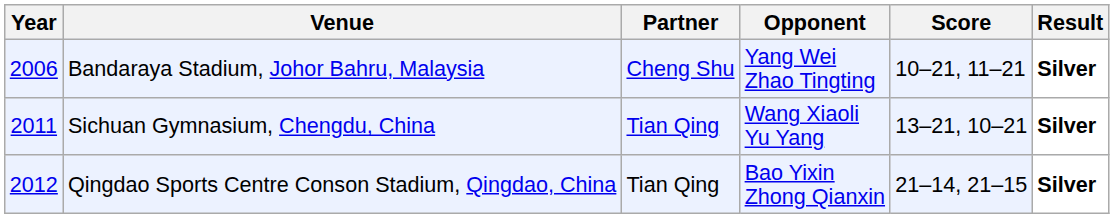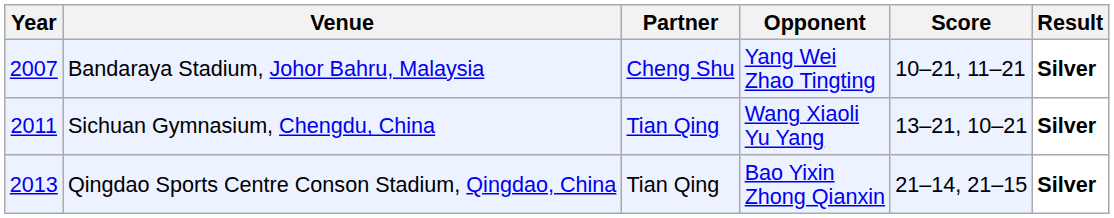(34, 68) 2006 -> (34, 68) 2007
(34, 185) 2012 -> (34, 185) 2013
